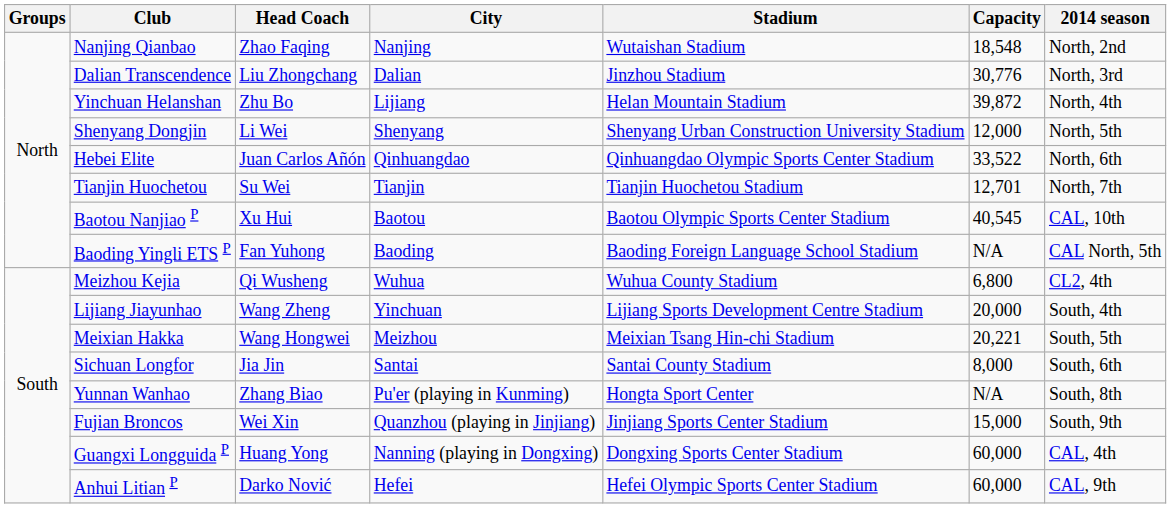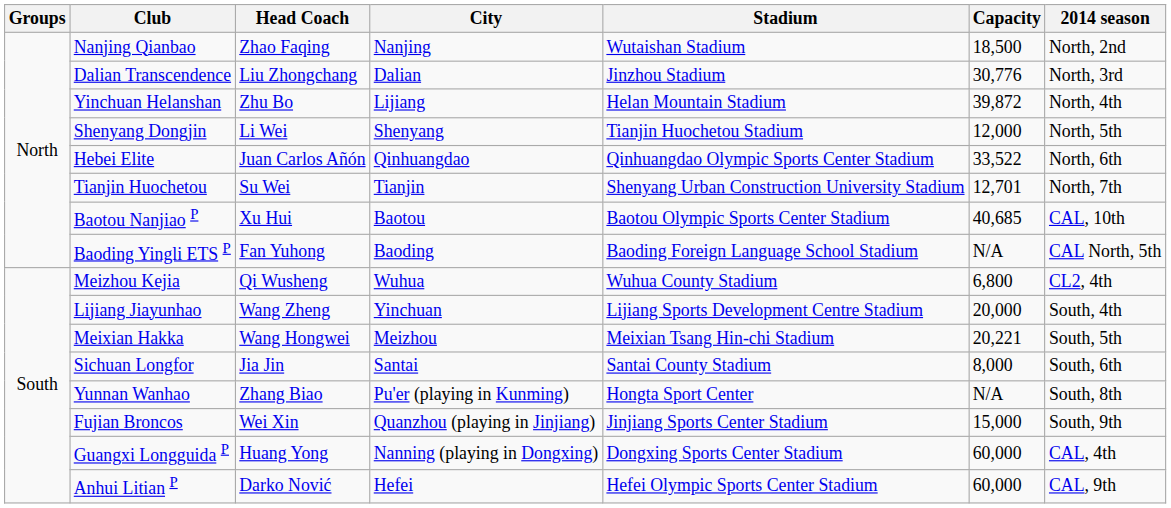(997, 46) 18,548 -> (997, 46) 18,500
(785, 131) Shenyang Urban Construction University Stadium -> (705, 131) Tianjin Huochetou Stadium
(705, 187) Tianjin Huochetou Stadium -> (785, 187) Shenyang Urban Construction University Stadium
(997, 218) 40,545 -> (997, 218) 40,685
